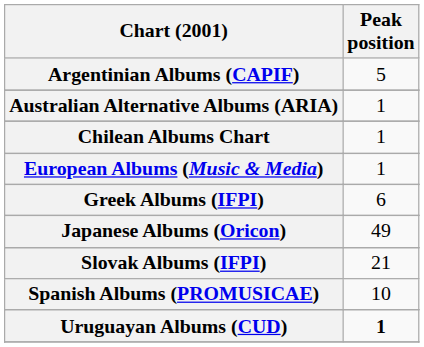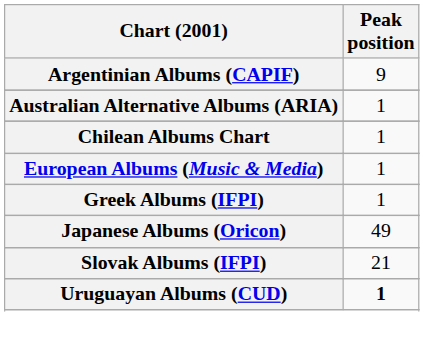(381, 74) 5 -> (381, 74) 9
(381, 199) 6 -> (381, 199) 1
- row: (174, 294)
